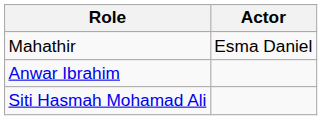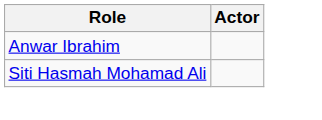- row: (42, 45)
